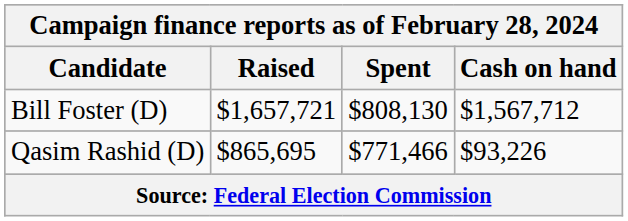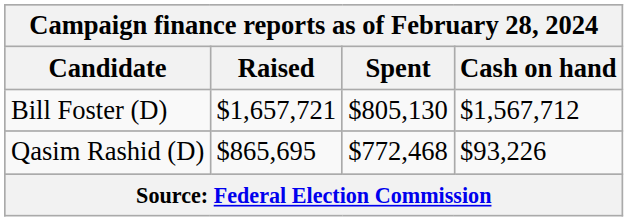(398, 109) $808,130 -> (398, 109) $805,130
(398, 151) $771,466 -> (398, 151) $772,468
